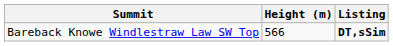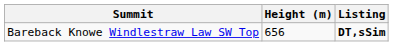(275, 32) 566 -> (275, 32) 656
